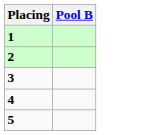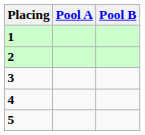+ column: (74, 15)
